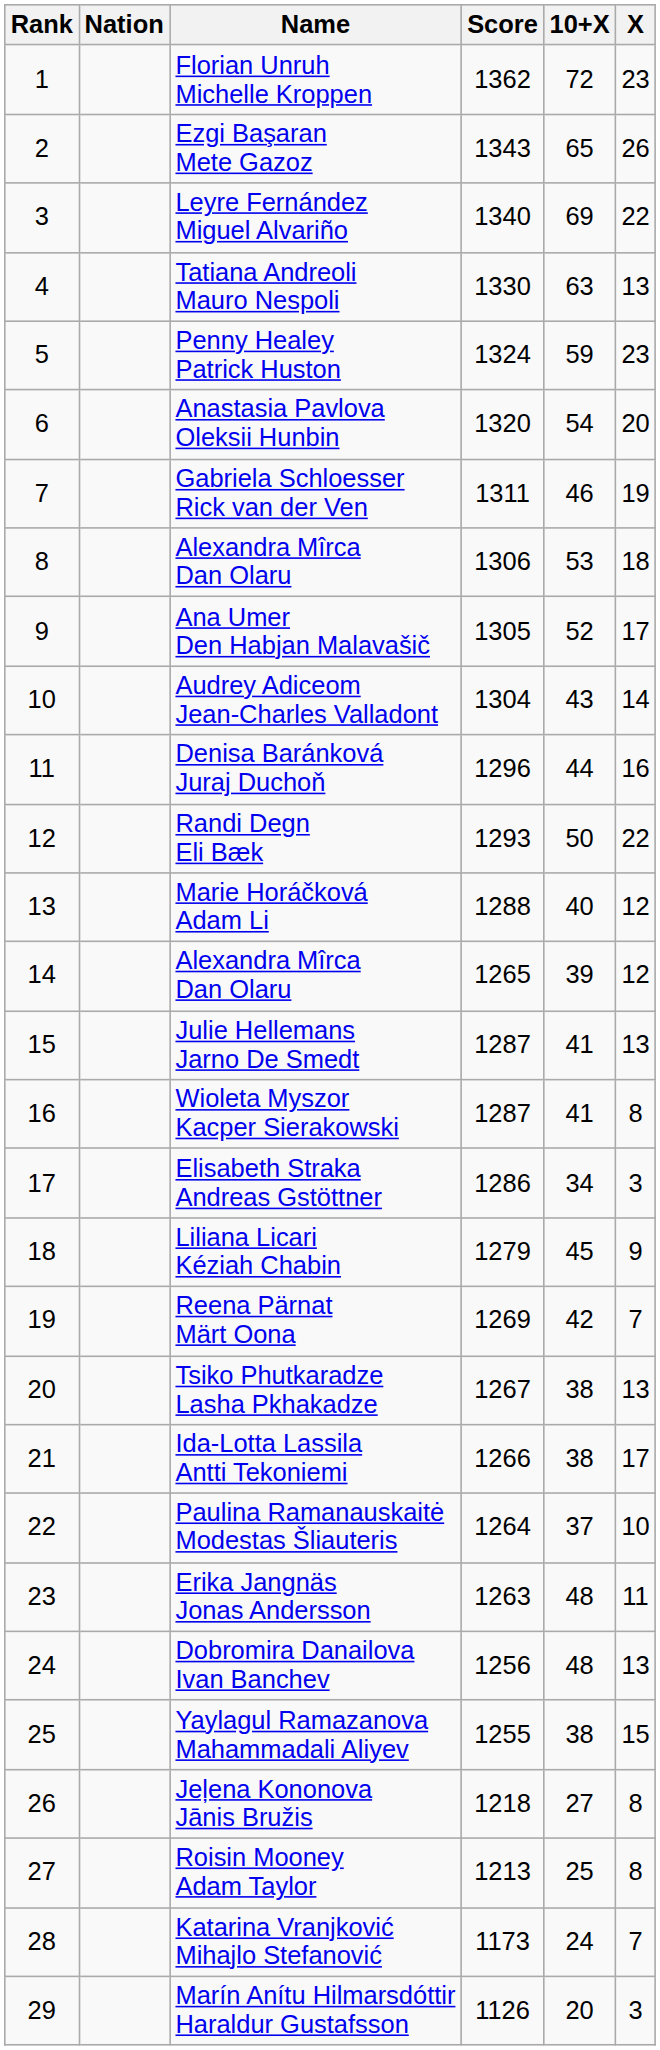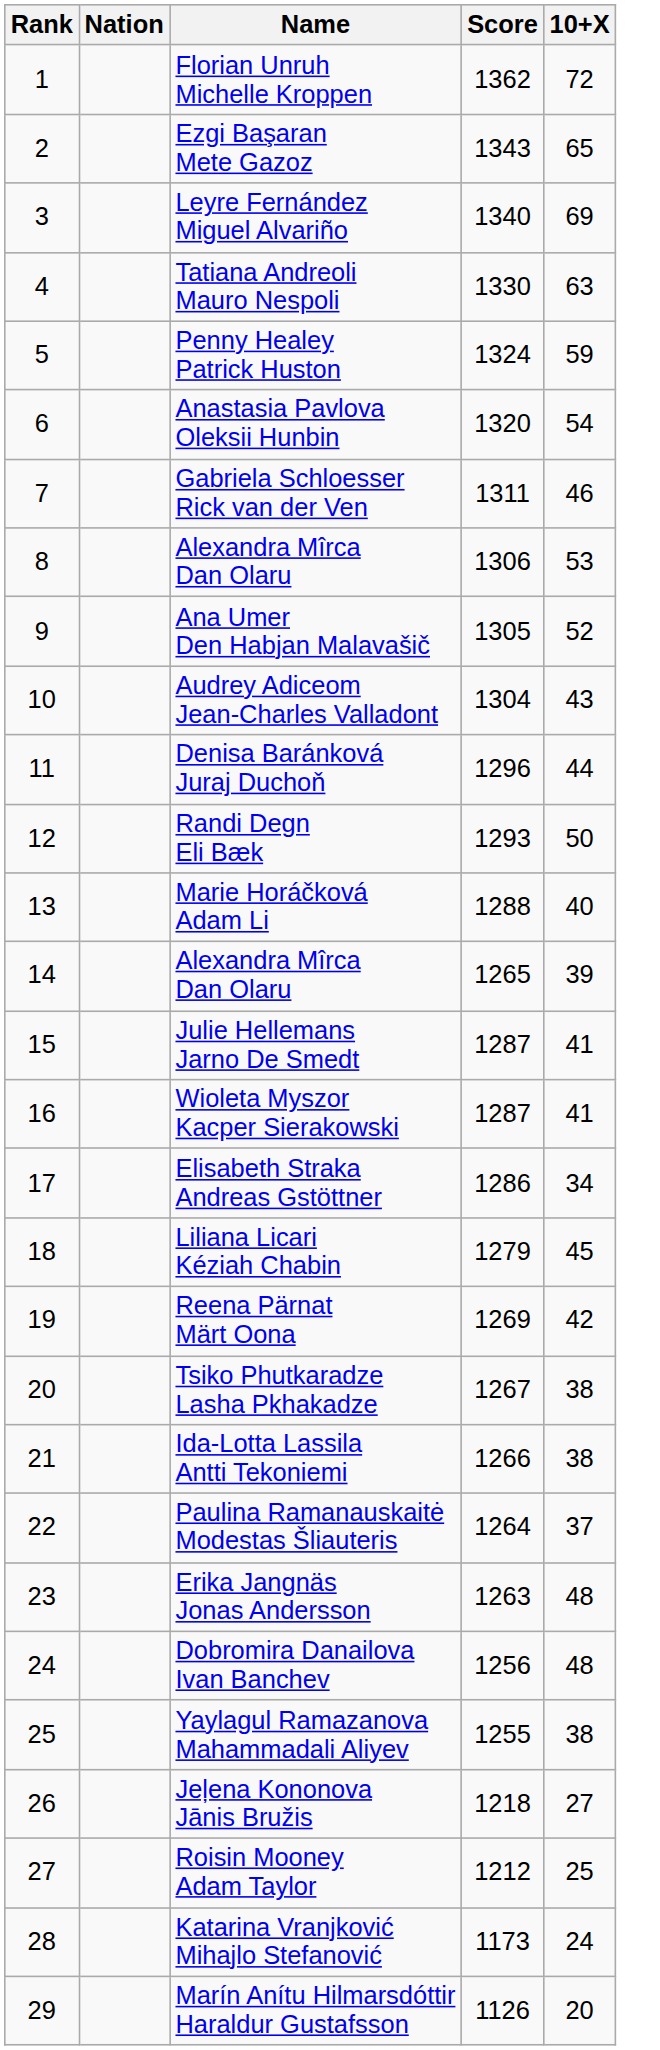- column: (636, 24)
(502, 1872) 1213 -> (502, 1872) 1212
